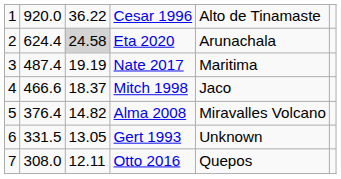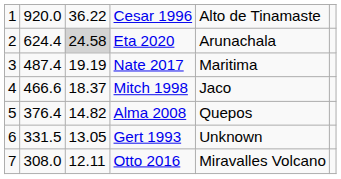(263, 112) Miravalles Volcano -> (226, 112) Quepos
(226, 161) Quepos -> (263, 161) Miravalles Volcano
